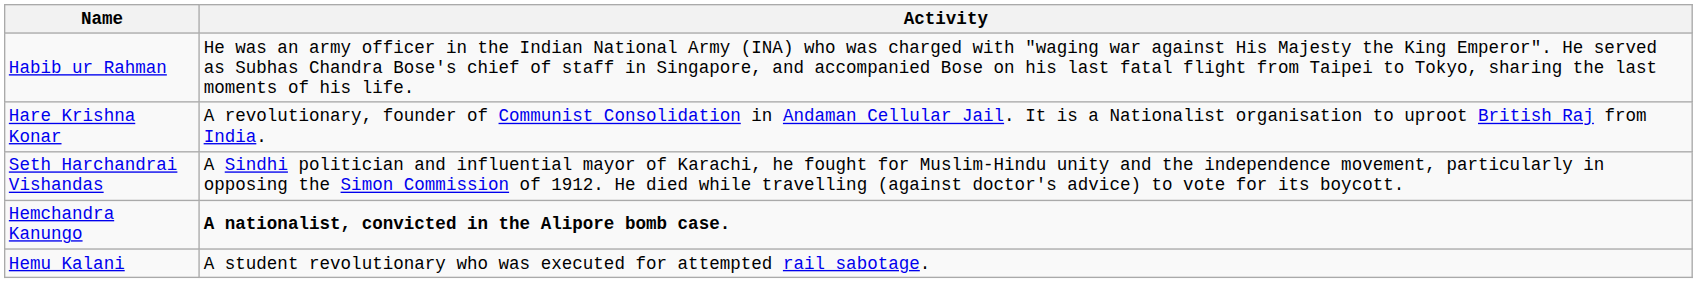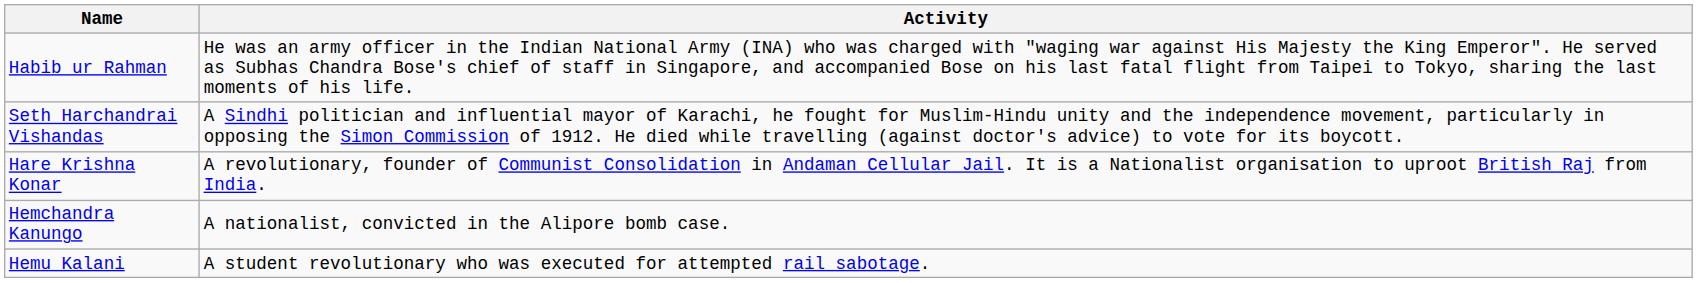rows swapped: (93, 176) <-> (72, 127)
(467, 225) bold -> (467, 225) normal
